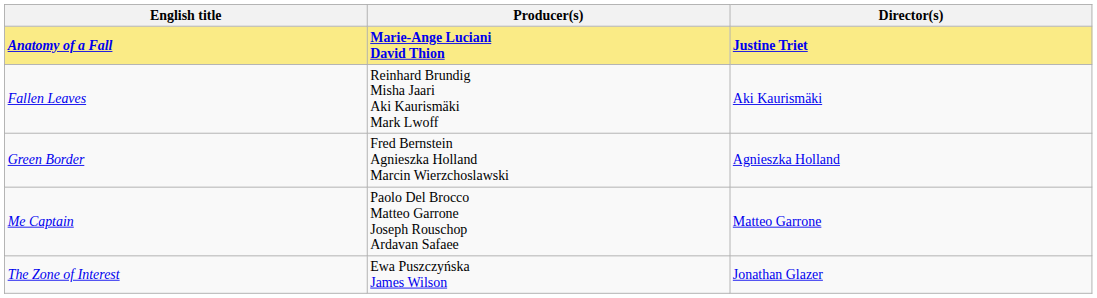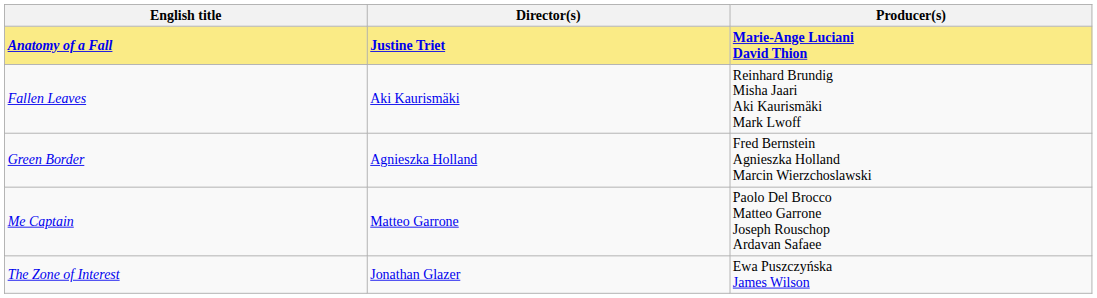columns swapped: (911, 15) <-> (548, 15)
